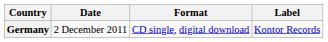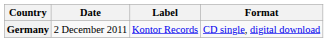columns swapped: (191, 12) <-> (287, 12)
